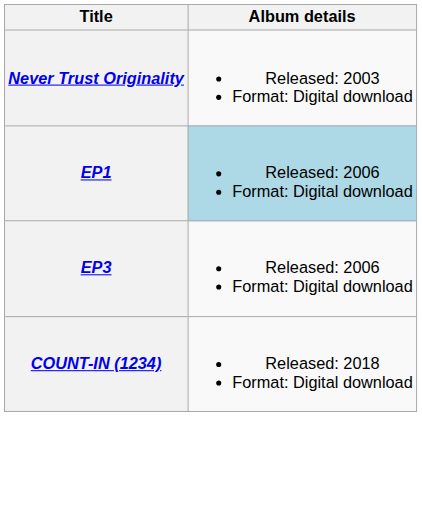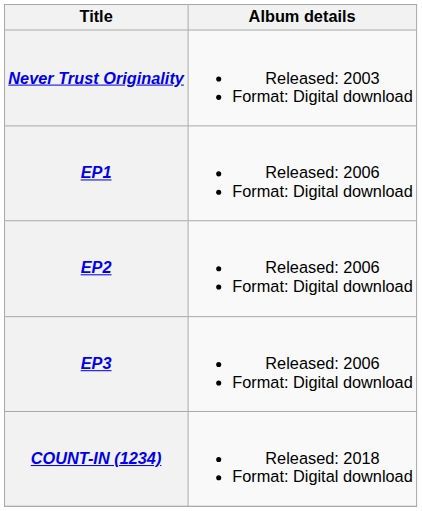(302, 182) lightblue background -> (302, 182) no background
+ row: (96, 268)
